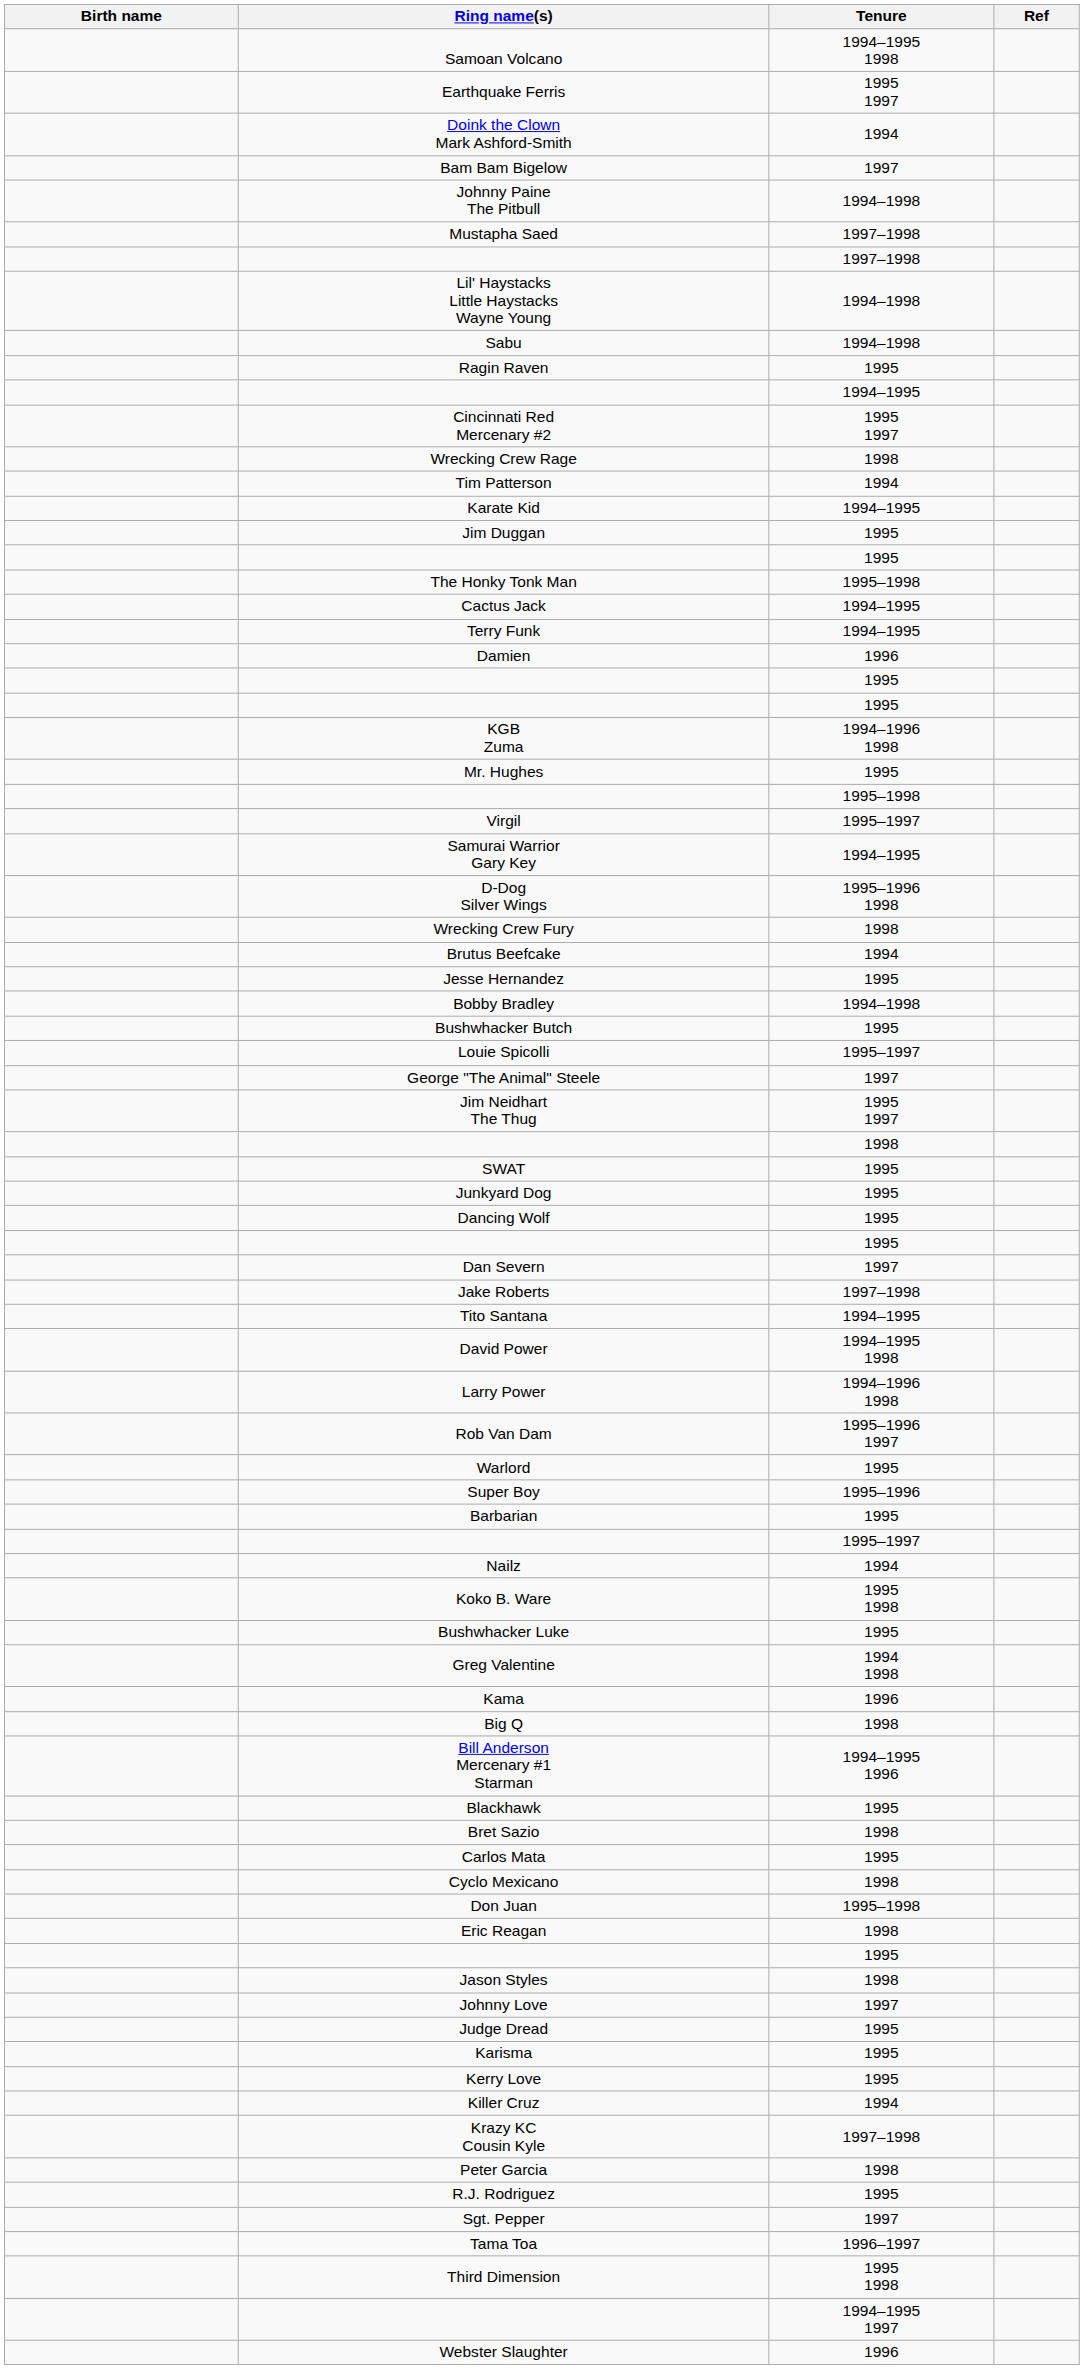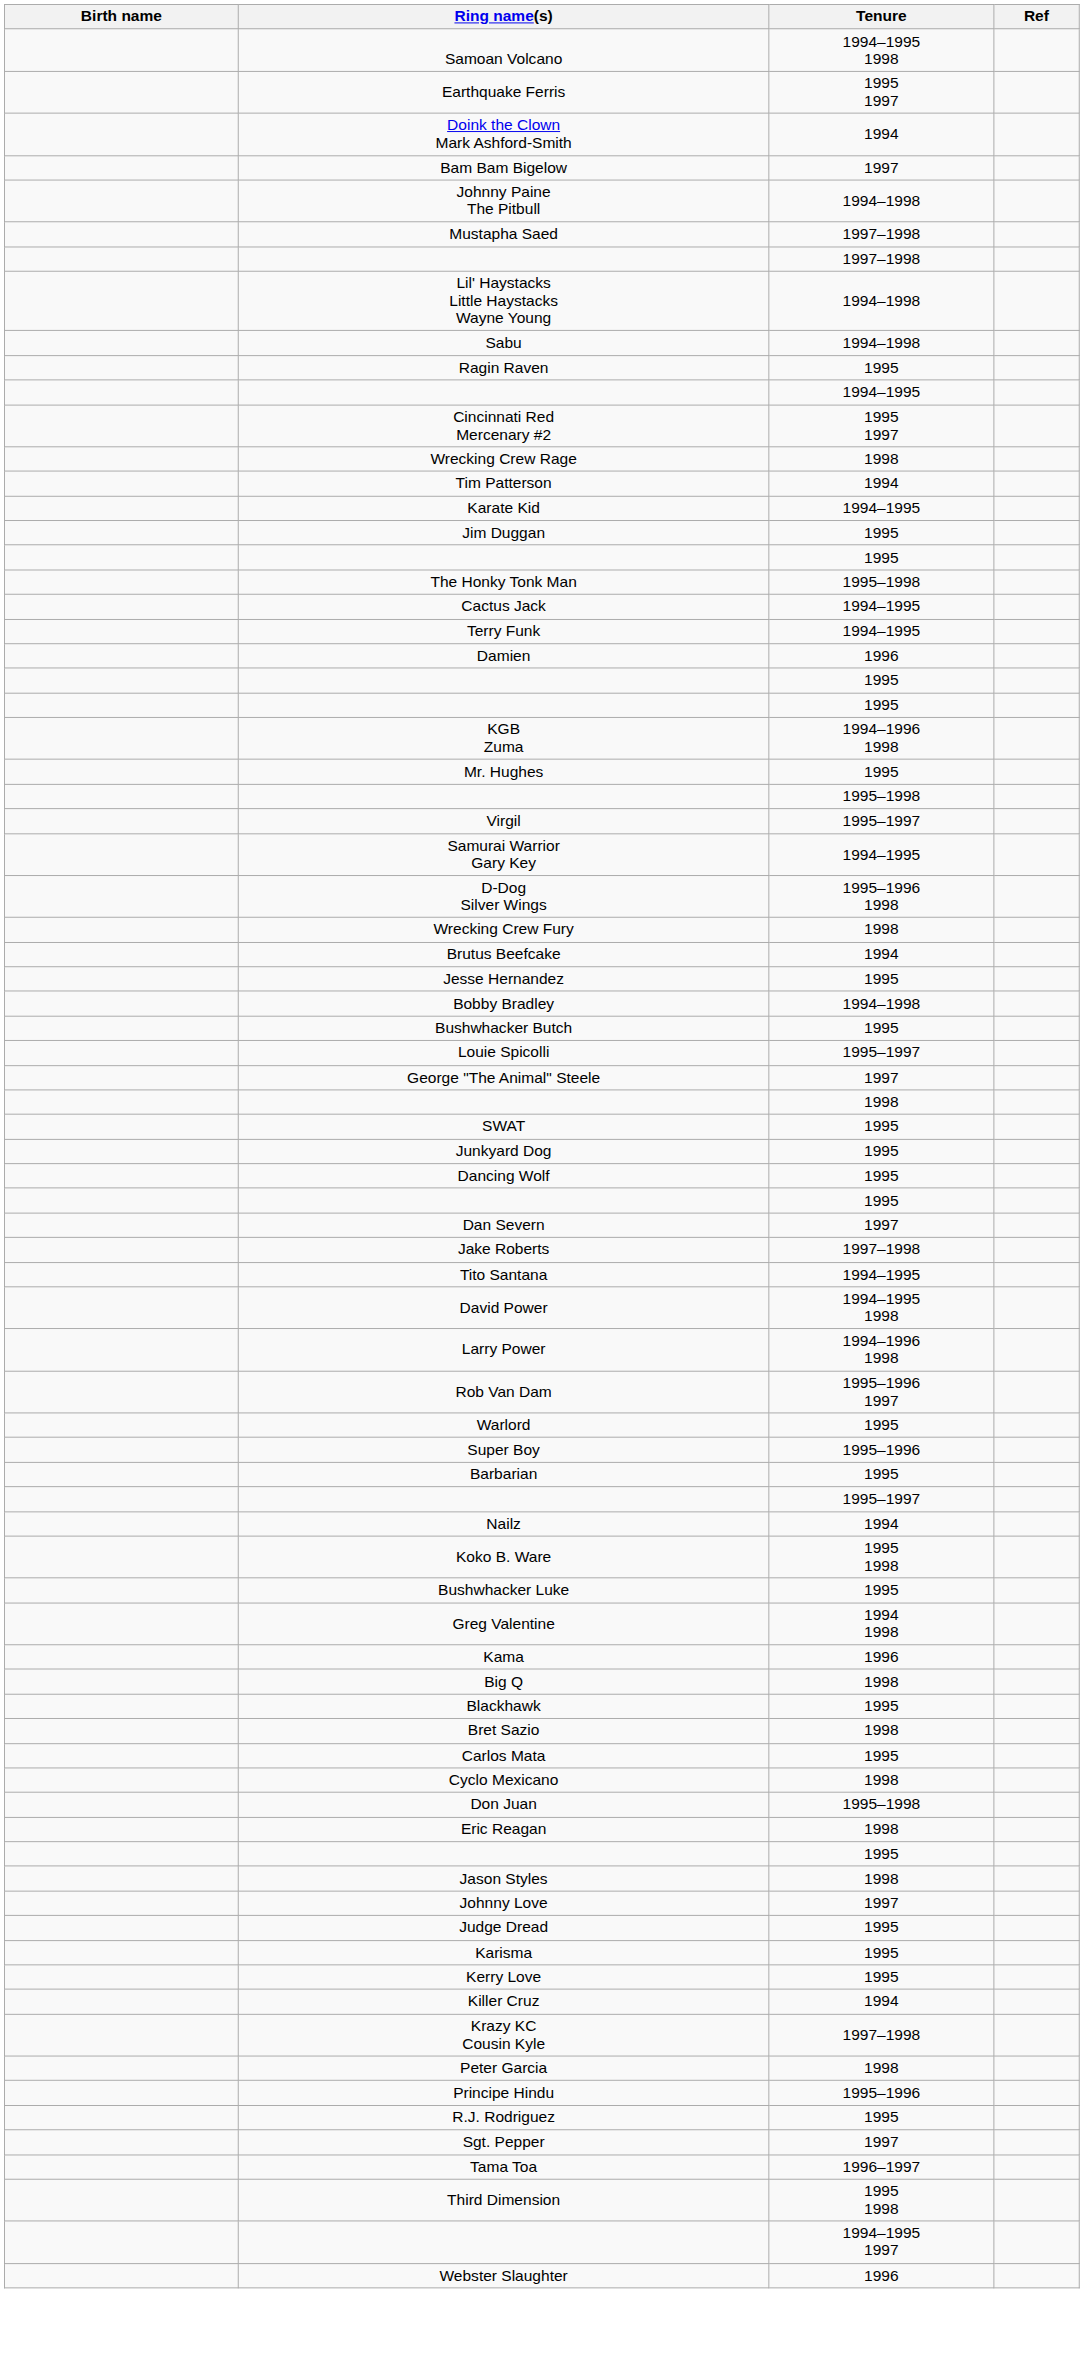- row: (504, 1110)
- row: (504, 1765)
+ row: (504, 2092)
